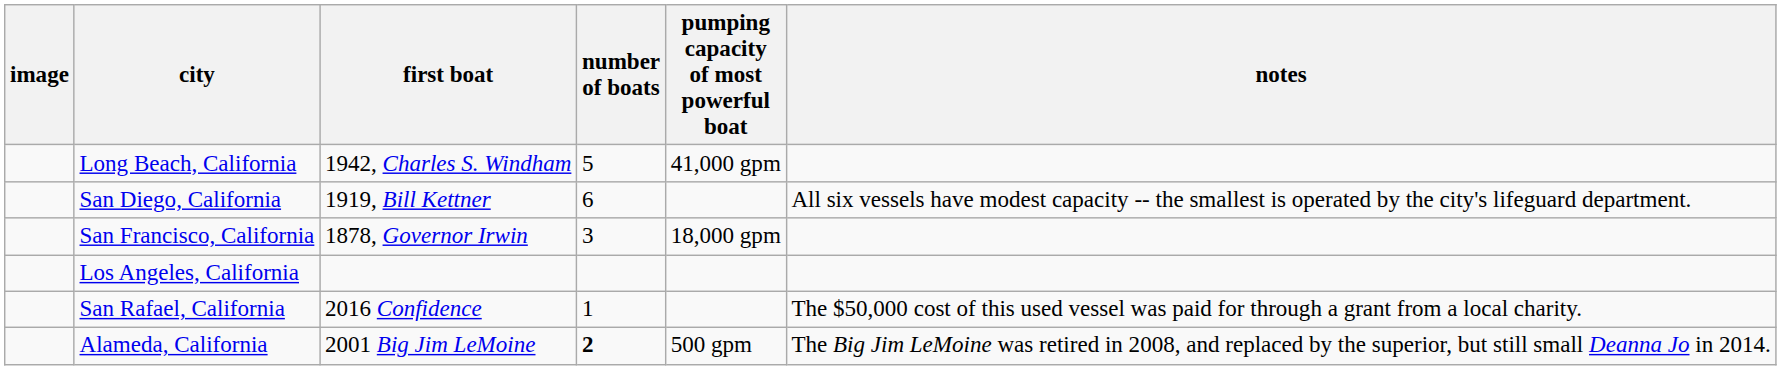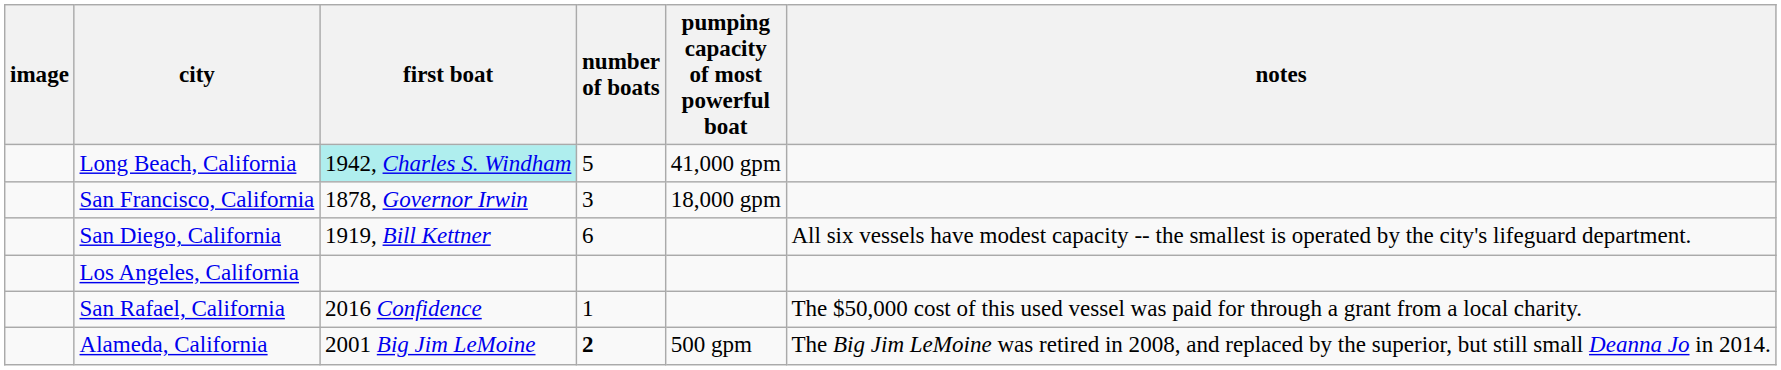(448, 162) no background -> (448, 162) paleturquoise background
rows swapped: (180, 199) <-> (197, 236)
